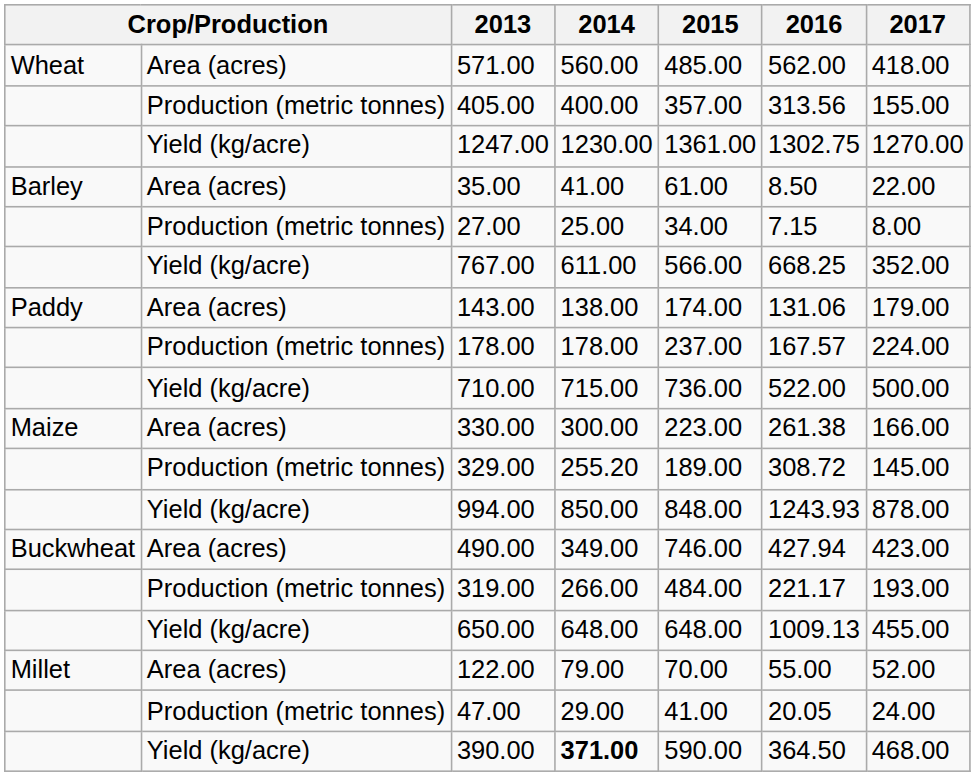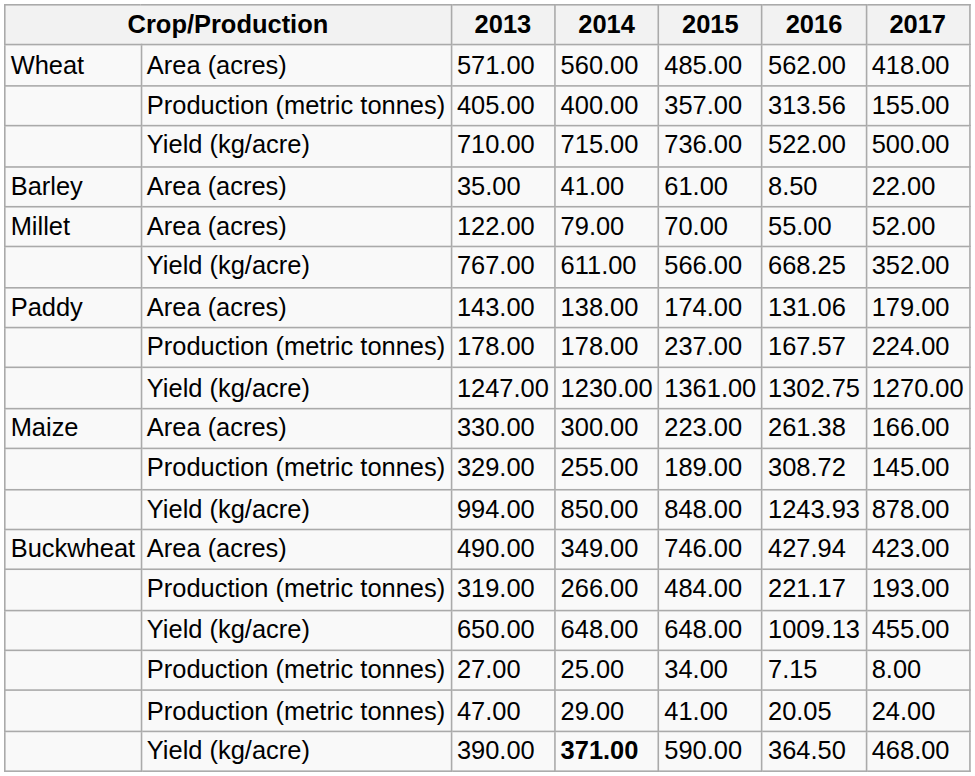rows swapped: (496, 387) <-> (503, 145)
rows swapped: (489, 226) <-> (496, 670)
(600, 468) 255.20 -> (600, 468) 255.00
